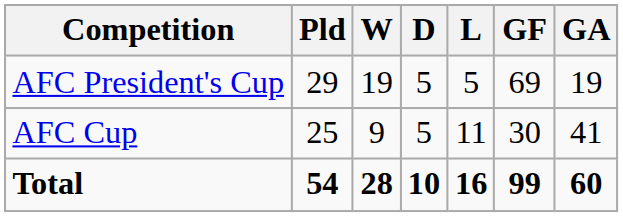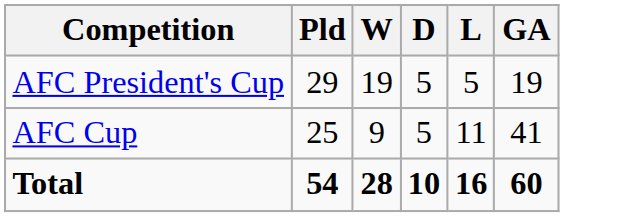- column: (525, 30)
